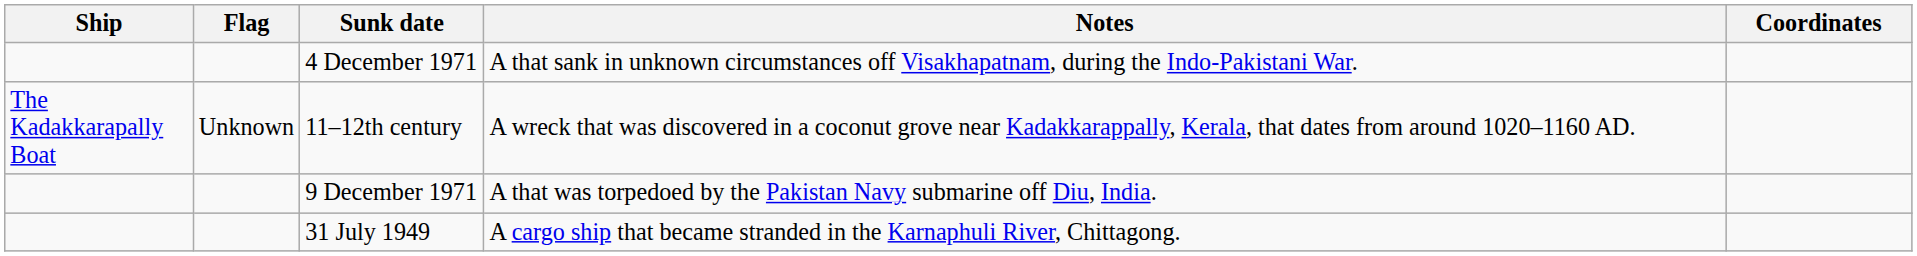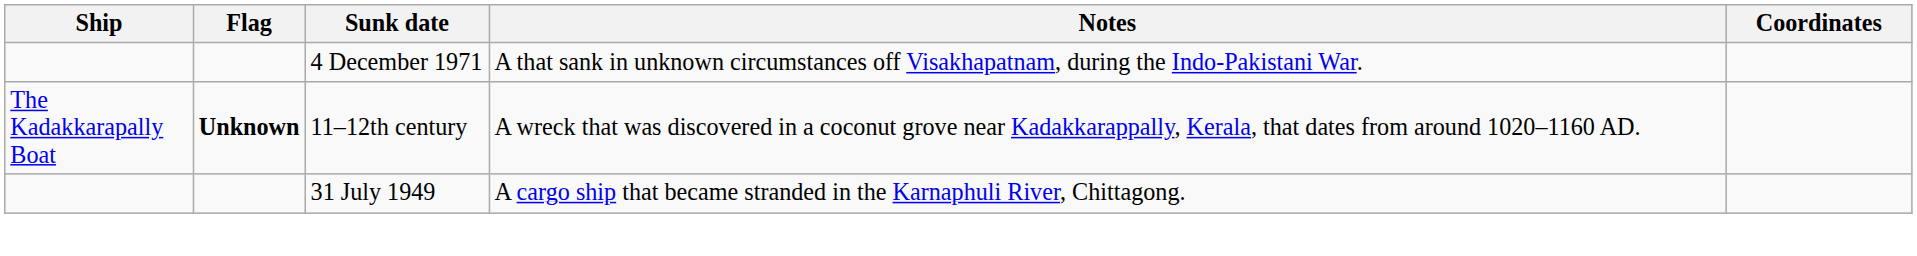(247, 127) normal -> (249, 127) bold
- row: (391, 192)
